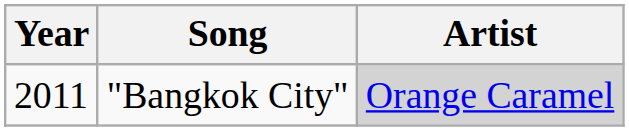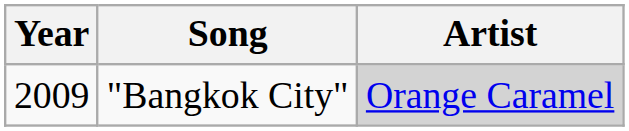(51, 94) 2011 -> (52, 94) 2009
